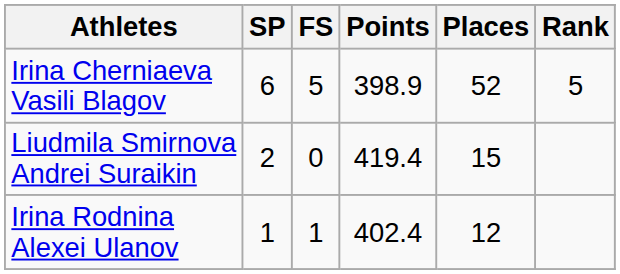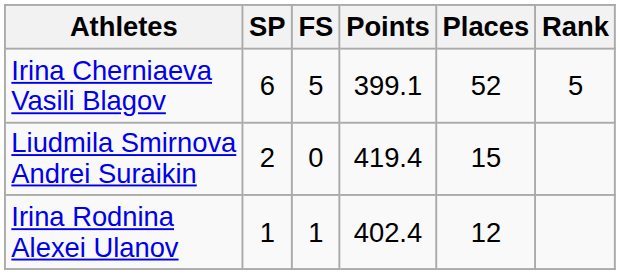(388, 85) 398.9 -> (388, 85) 399.1
